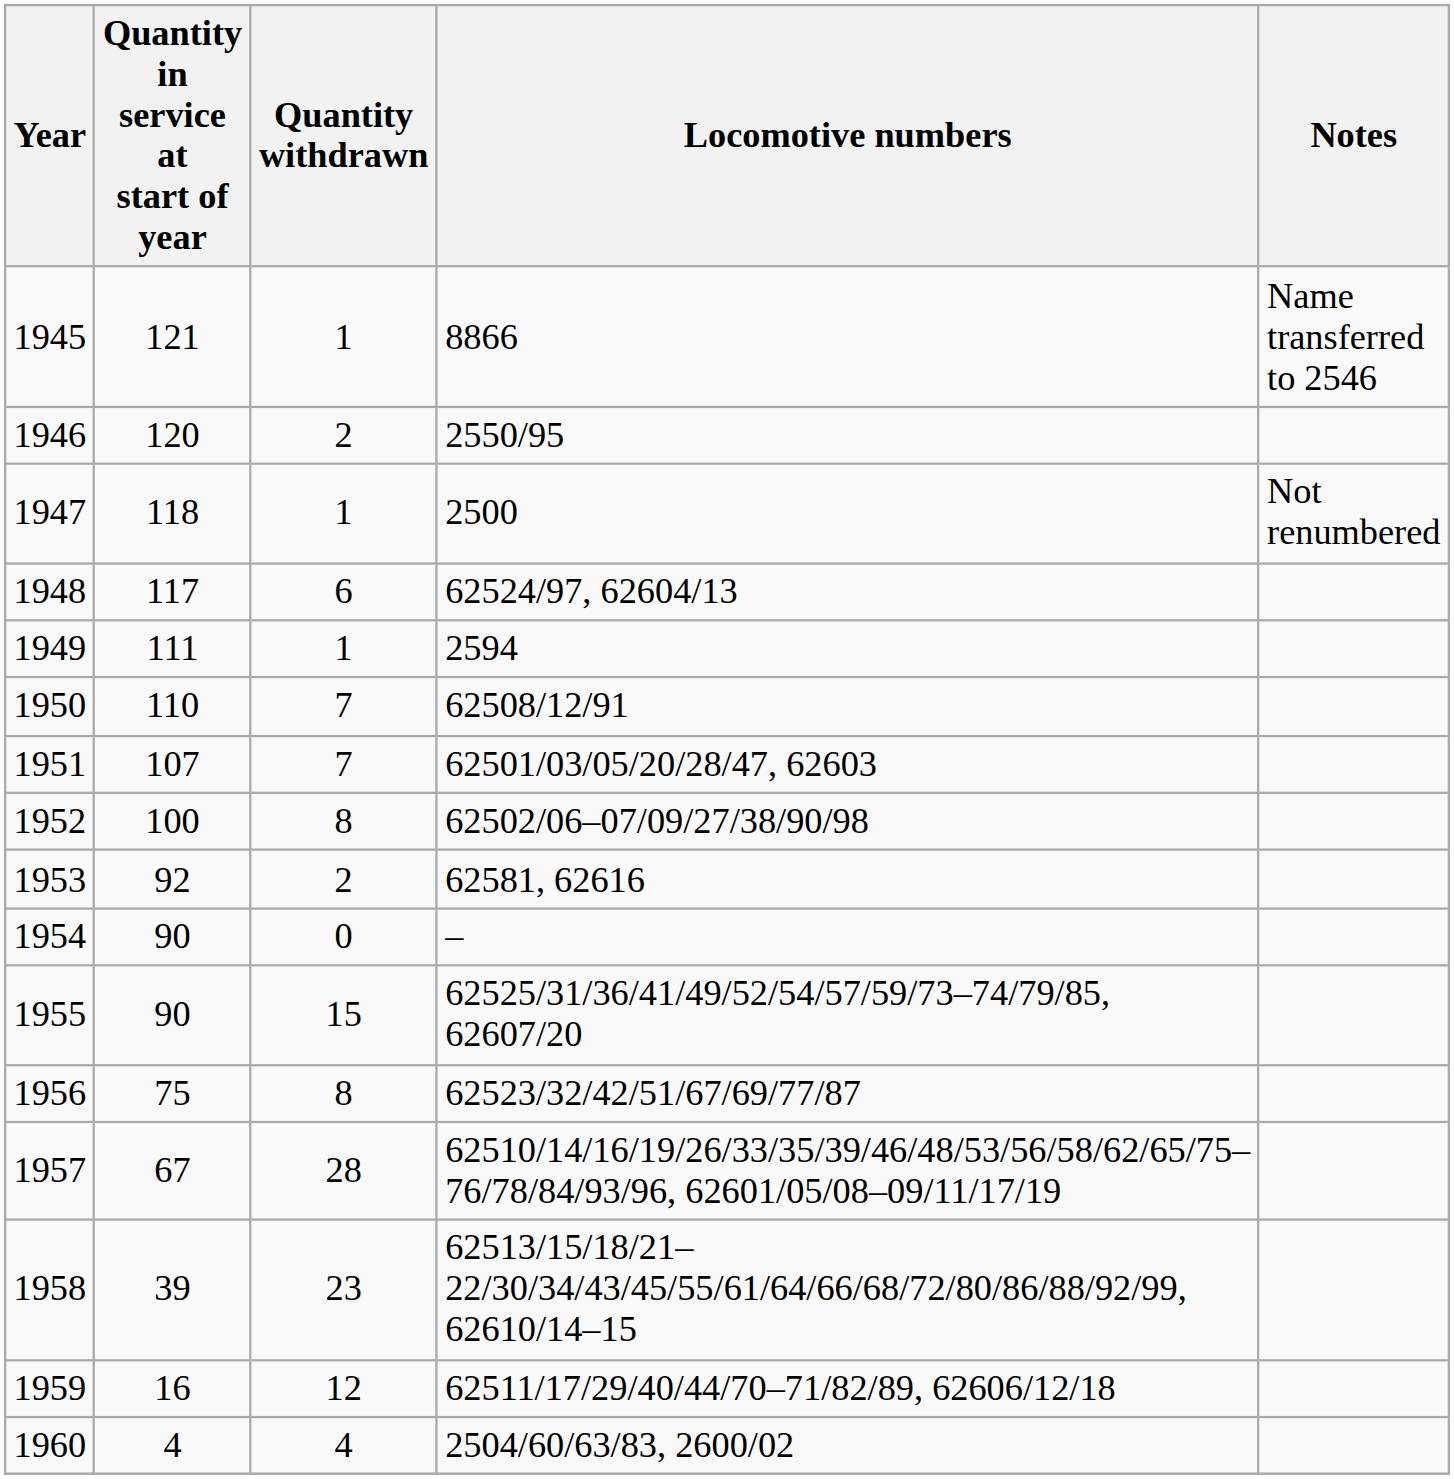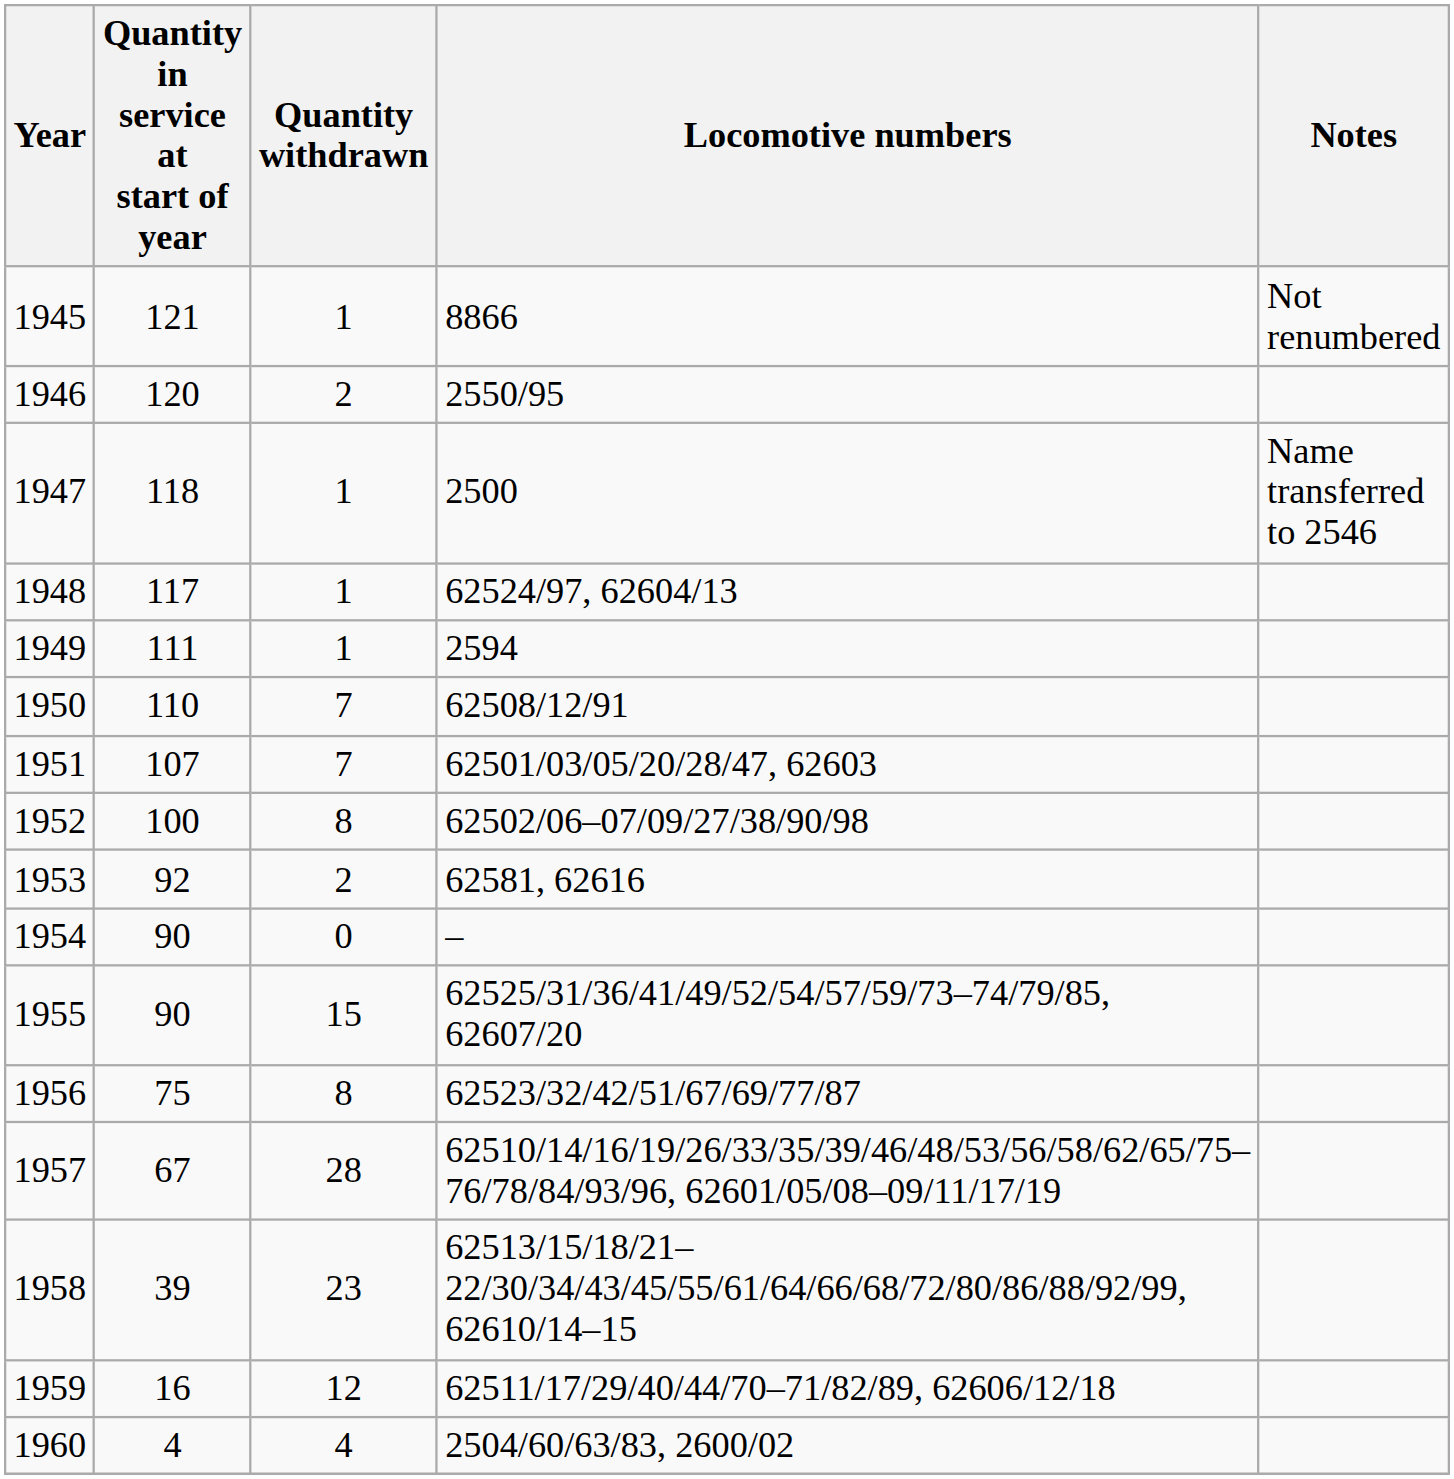(1346, 336) Name transferred to 2546 -> (1354, 315) Not renumbered
(1354, 512) Not renumbered -> (1346, 492) Name transferred to 2546
(344, 590) 6 -> (344, 590) 1
